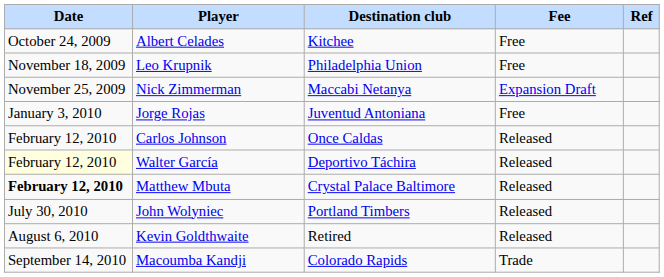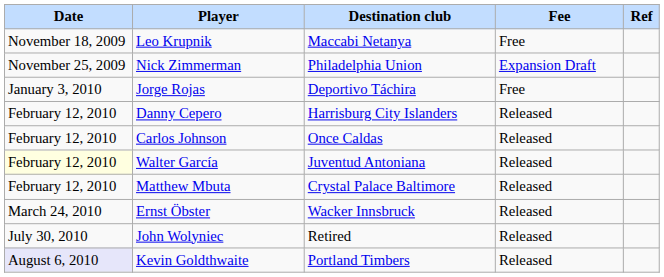- row: (180, 41)
(365, 65) Philadelphia Union -> (360, 41) Maccabi Netanya
(360, 89) Maccabi Netanya -> (365, 65) Philadelphia Union
(366, 114) Juventud Antoniana -> (362, 89) Deportivo Táchira
+ row: (179, 114)
(362, 162) Deportivo Táchira -> (366, 162) Juventud Antoniana
(65, 187) bold -> (62, 187) normal
+ row: (173, 211)
(359, 211) Portland Timbers -> (329, 235) Retired
(53, 235) no background -> (53, 259) lavender background
(329, 235) Retired -> (359, 259) Portland Timbers
- row: (191, 259)
